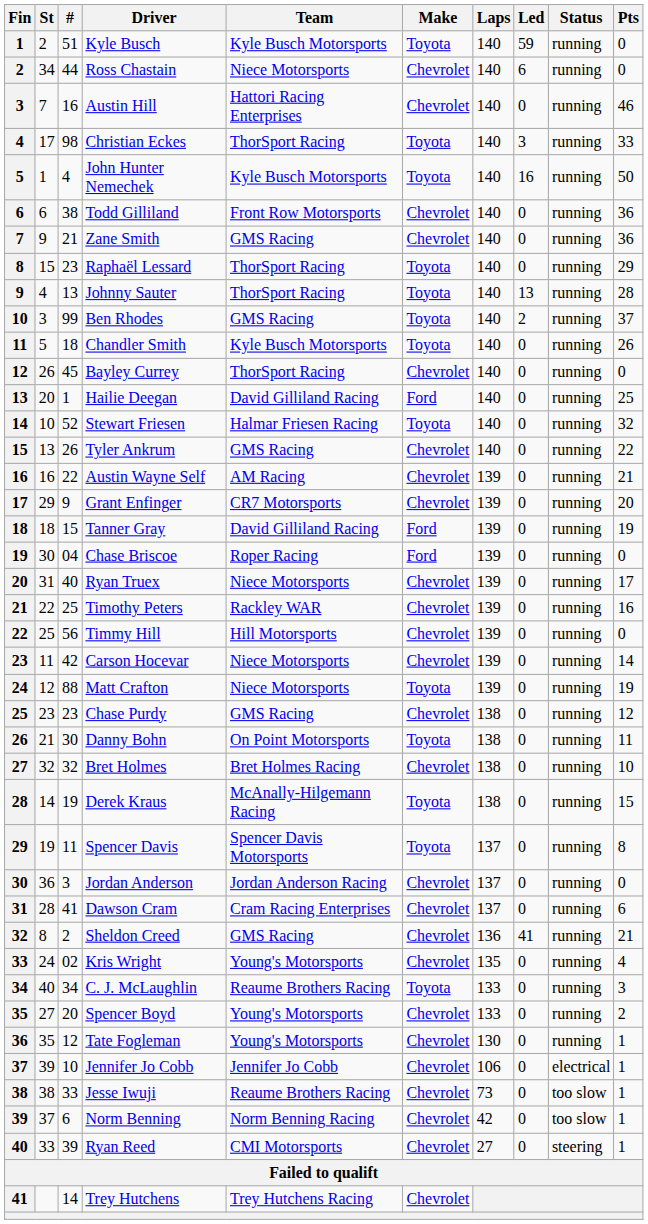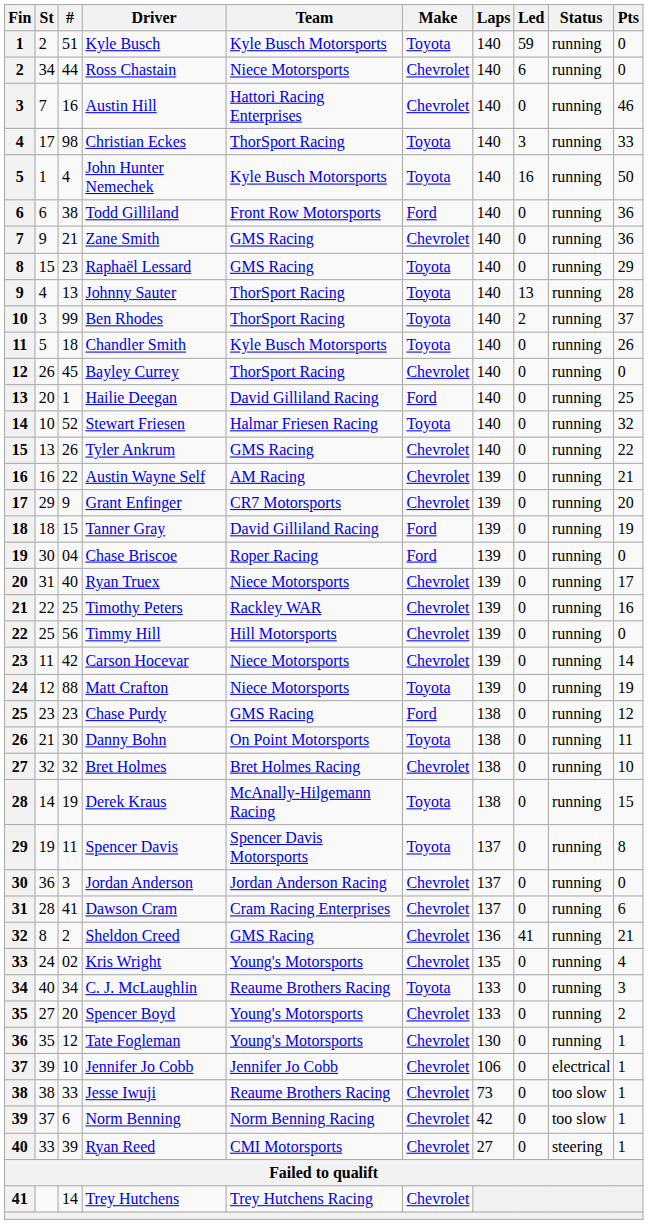(438, 213) Chevrolet -> (422, 213) Ford
(287, 266) ThorSport Racing -> (272, 266) GMS Racing
(272, 318) GMS Racing -> (287, 318) ThorSport Racing
(438, 713) Chevrolet -> (422, 713) Ford
